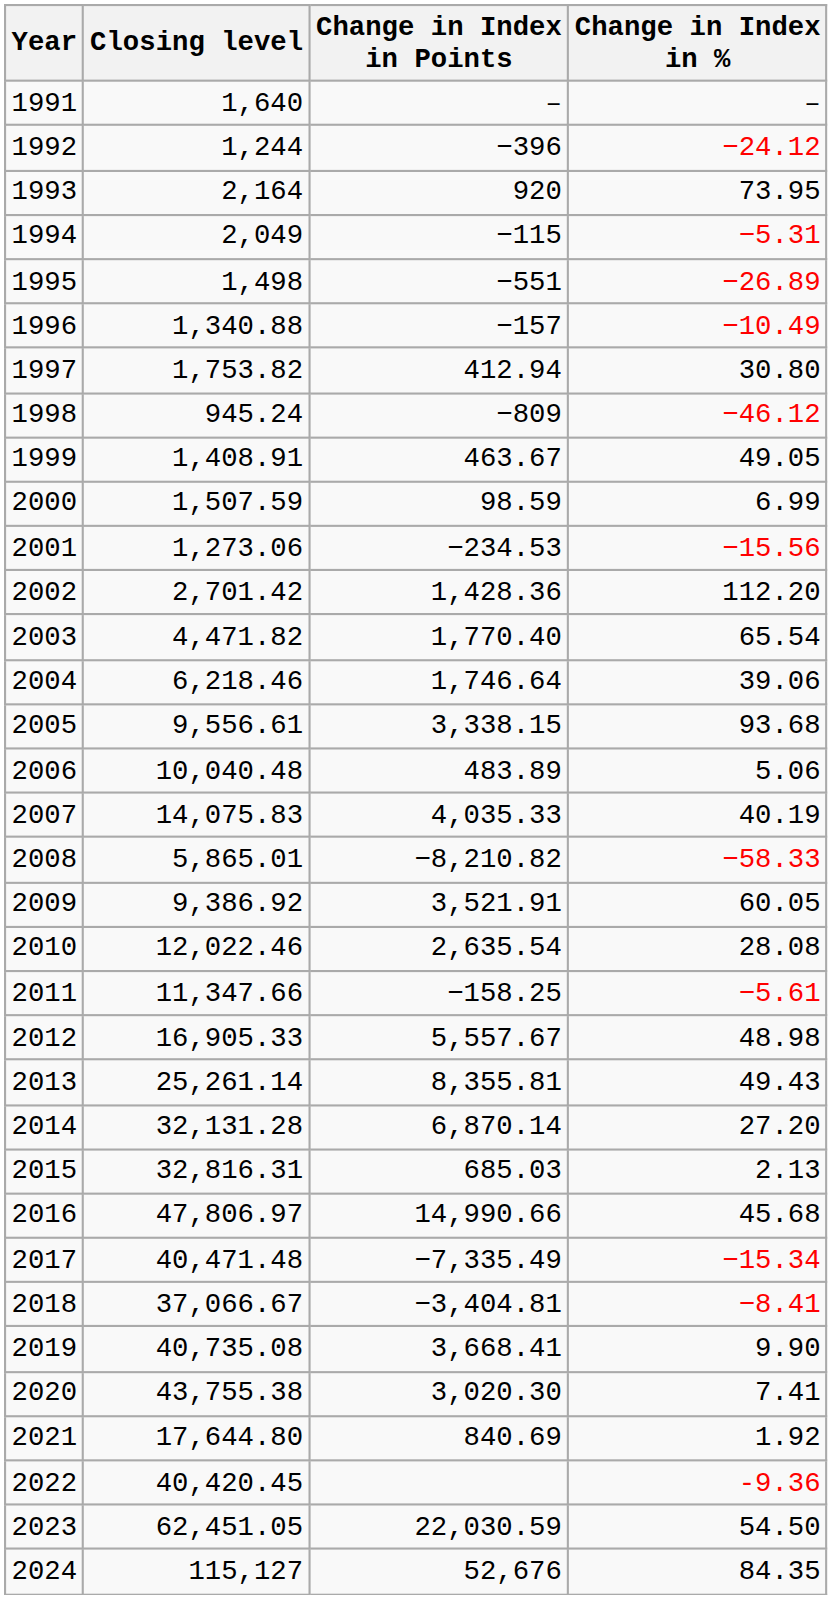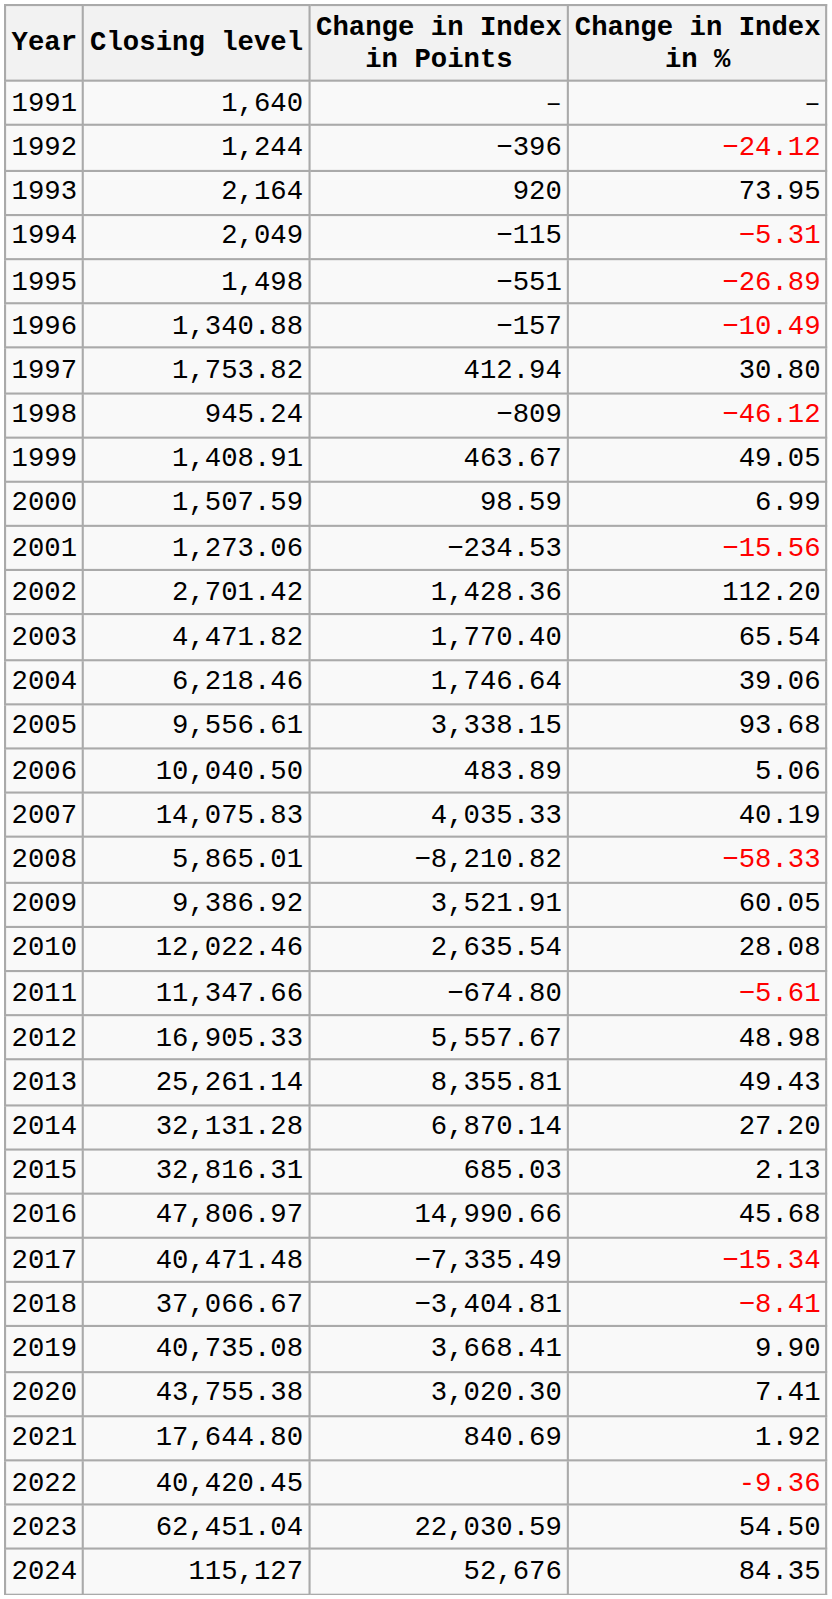(229, 771) 10,040.48 -> (229, 771) 10,040.50
(505, 993) −158.25 -> (505, 993) −674.80
(229, 1527) 62,451.05 -> (229, 1527) 62,451.04
